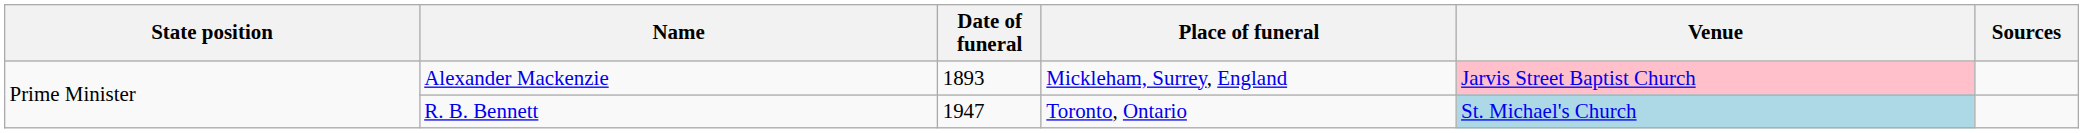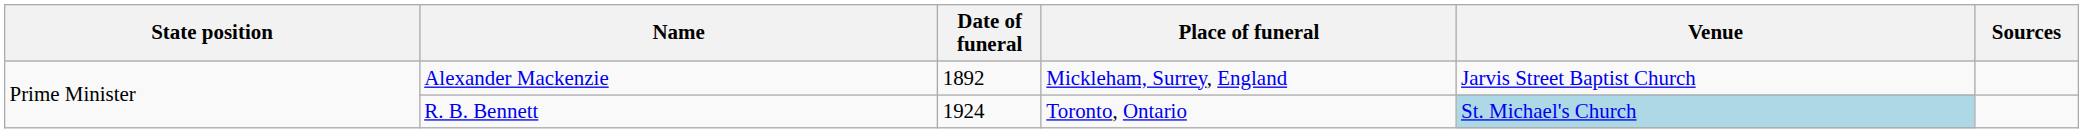(964, 77) 1893 -> (964, 77) 1892
(1578, 77) pink background -> (1578, 77) no background
(964, 111) 1947 -> (964, 111) 1924
